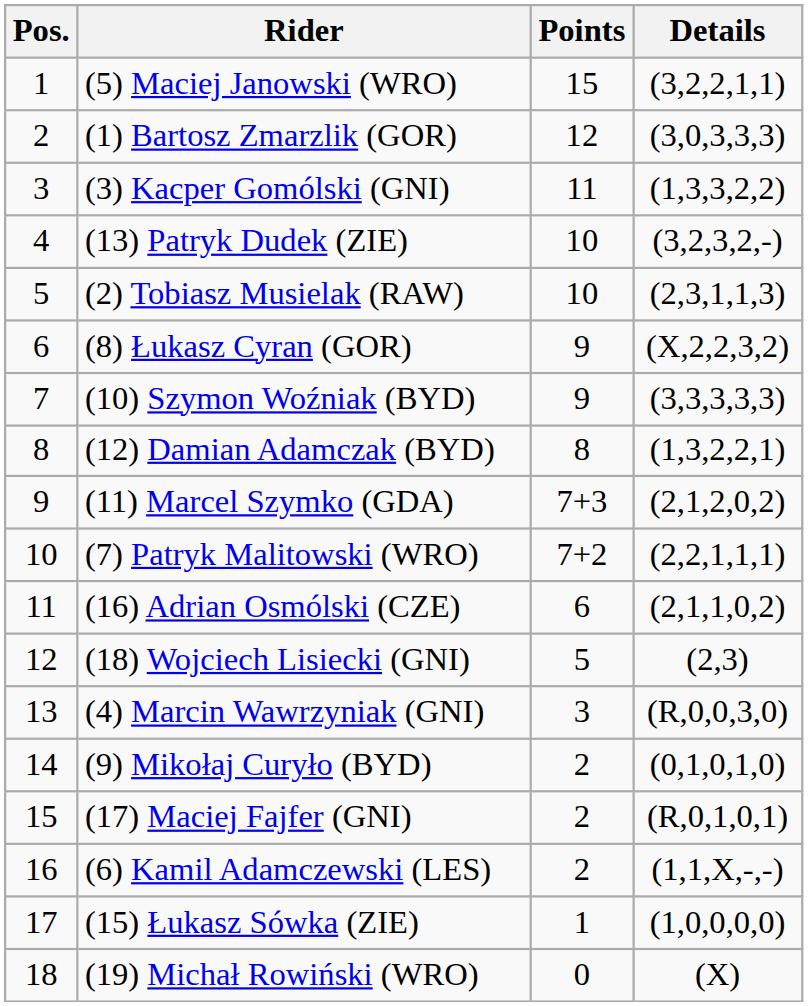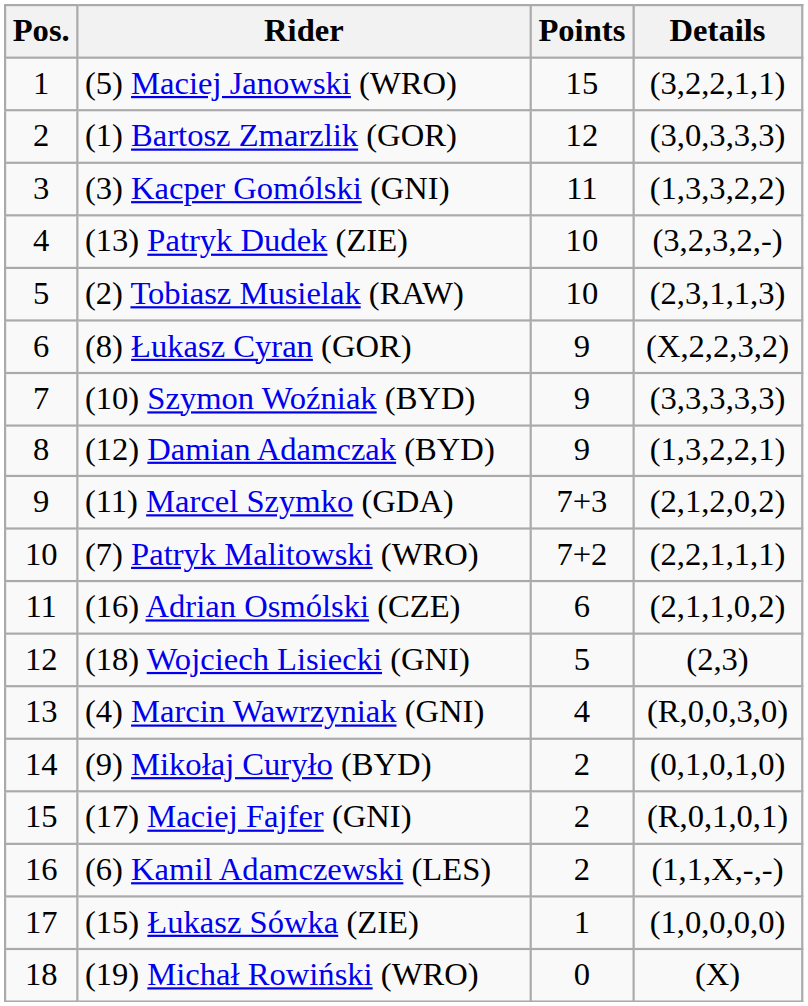(582, 449) 8 -> (582, 449) 9
(582, 712) 3 -> (582, 712) 4
